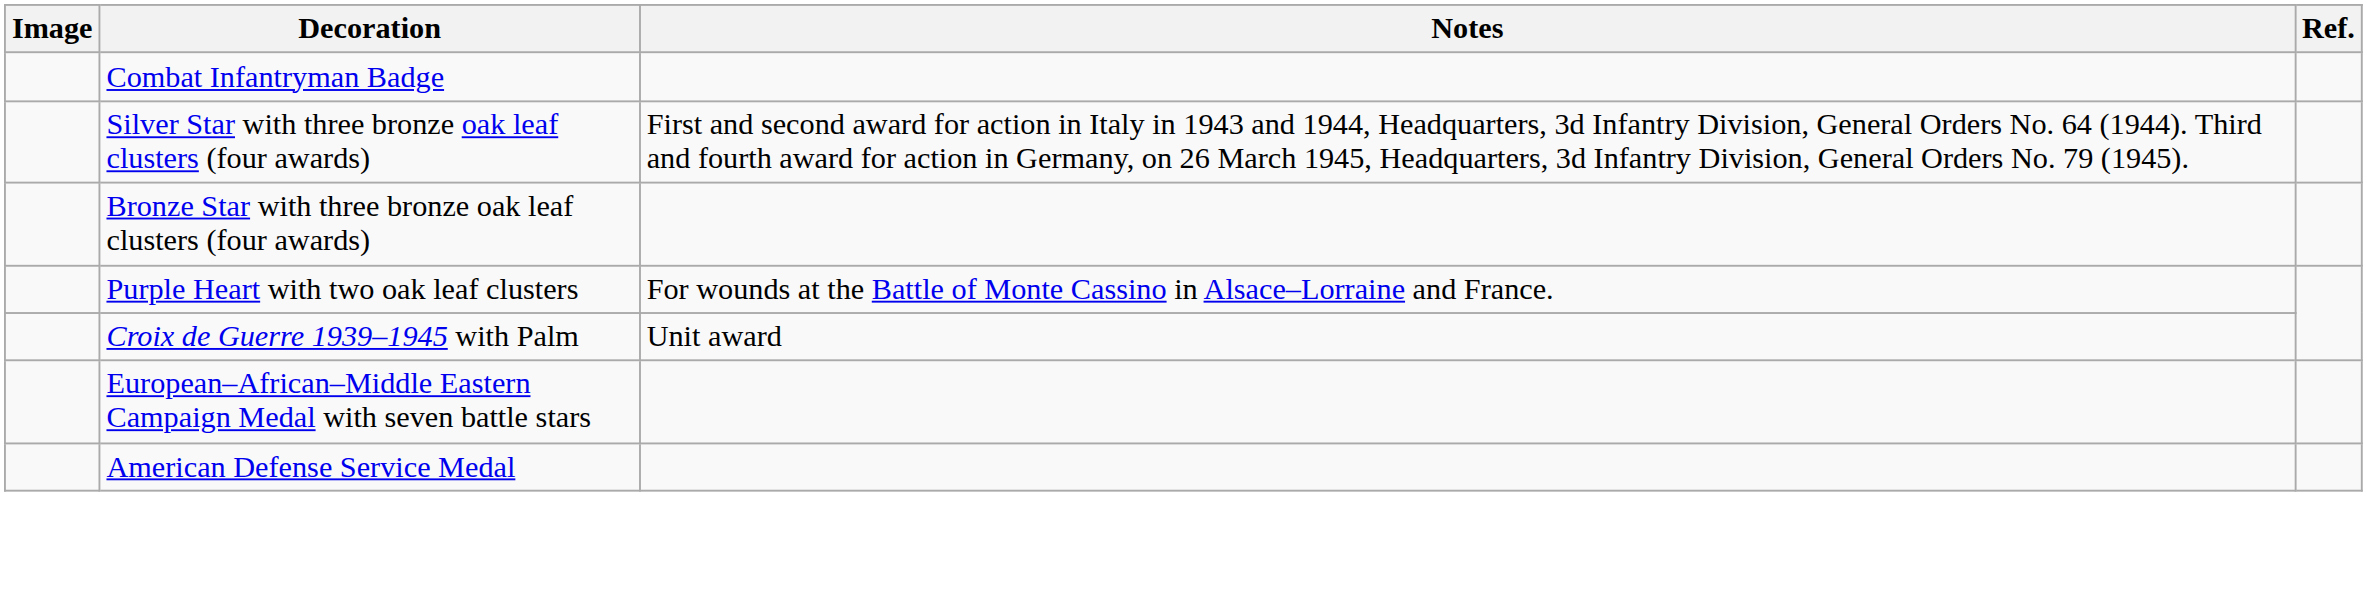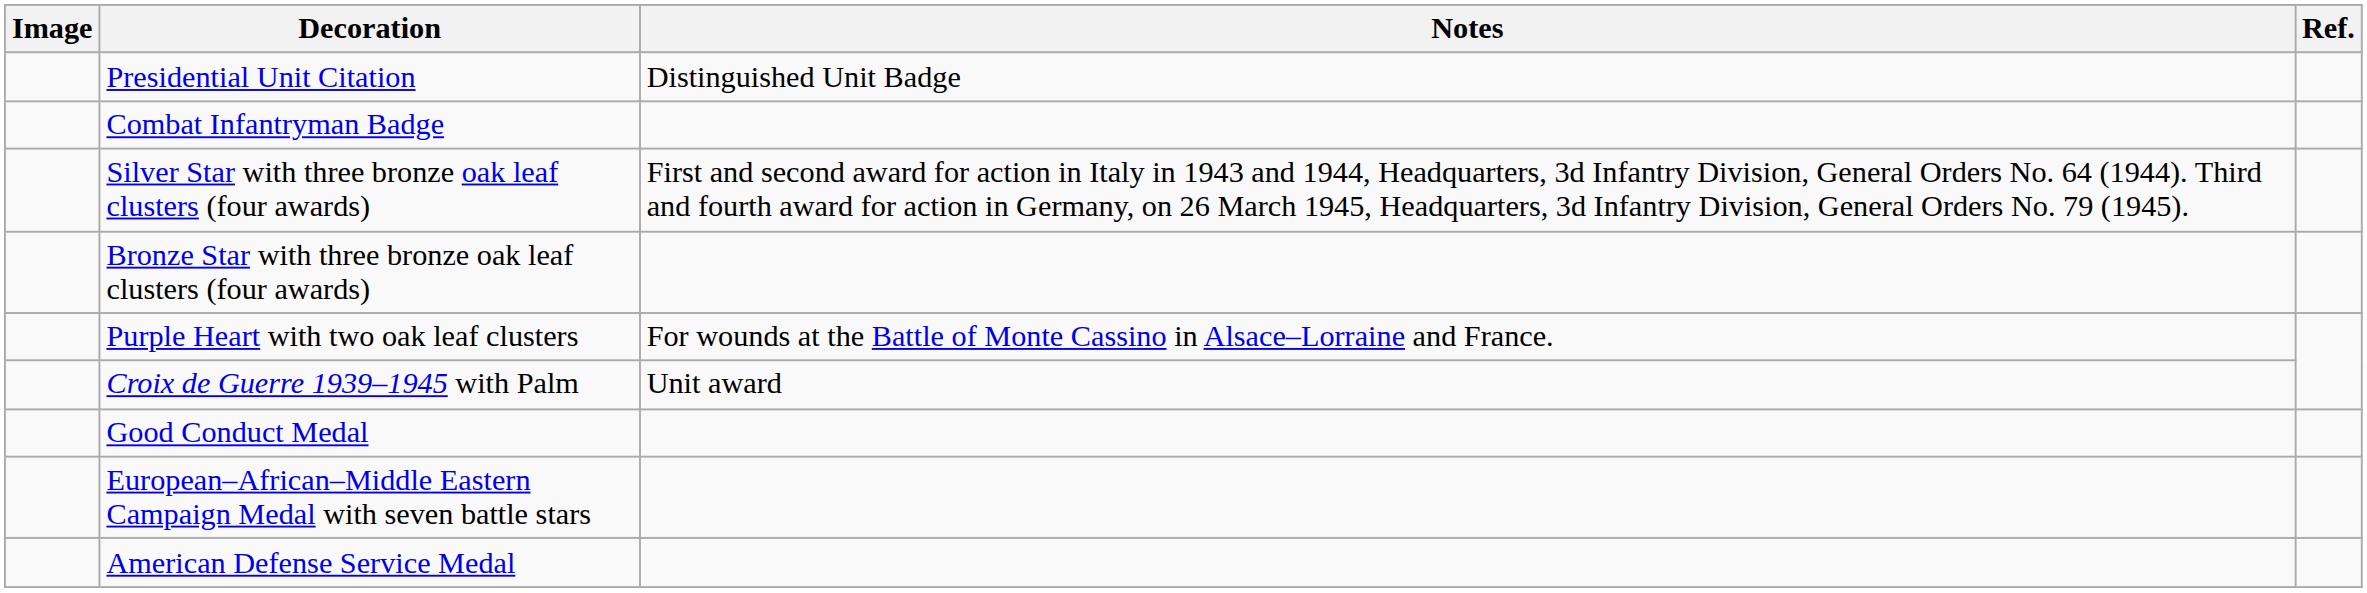+ row: (261, 76)
+ row: (238, 432)
